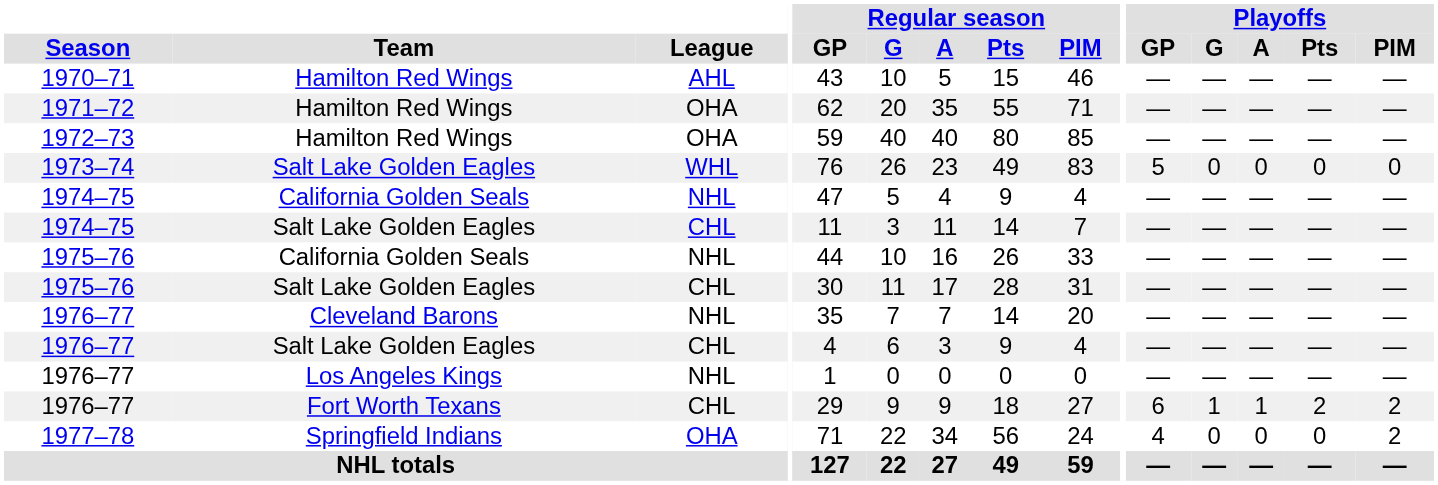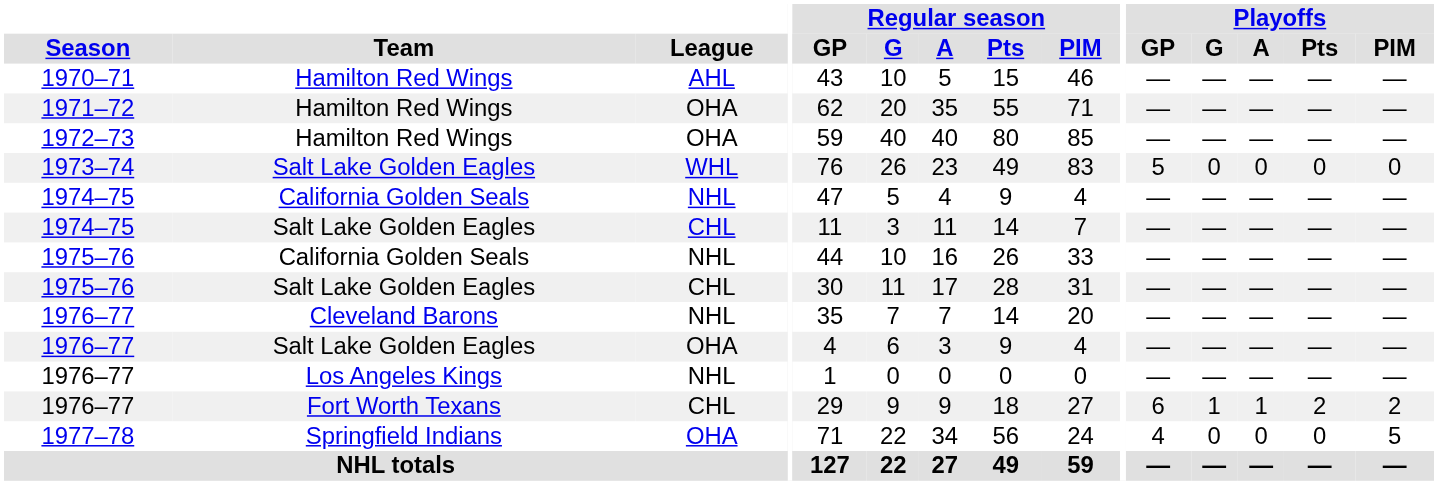(712, 346) CHL -> (712, 346) OHA
(1395, 435) 2 -> (1395, 435) 5
